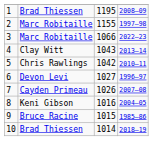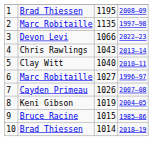(106, 24) 1155 -> (106, 24) 1135
(56, 37) Marc Robitaille -> (44, 37) Devon Levi
(42, 50) Clay Witt -> (54, 50) Chris Rawlings
(54, 63) Chris Rawlings -> (42, 63) Clay Witt
(106, 63) 1042 -> (106, 63) 1040
(44, 77) Devon Levi -> (56, 77) Marc Robitaille
(106, 103) 1016 -> (106, 103) 1019
